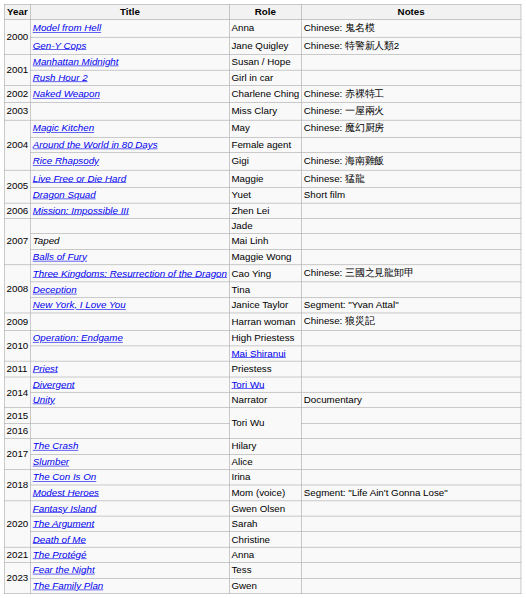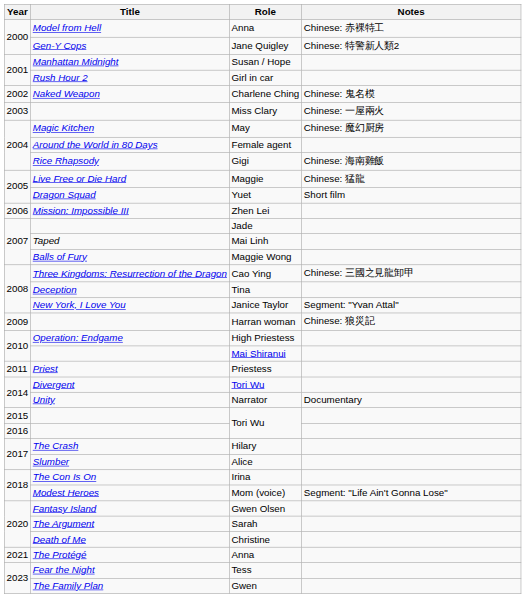(339, 28) Chinese: 鬼名模 -> (344, 28) Chinese: 赤裸特工
(344, 93) Chinese: 赤裸特工 -> (339, 93) Chinese: 鬼名模
